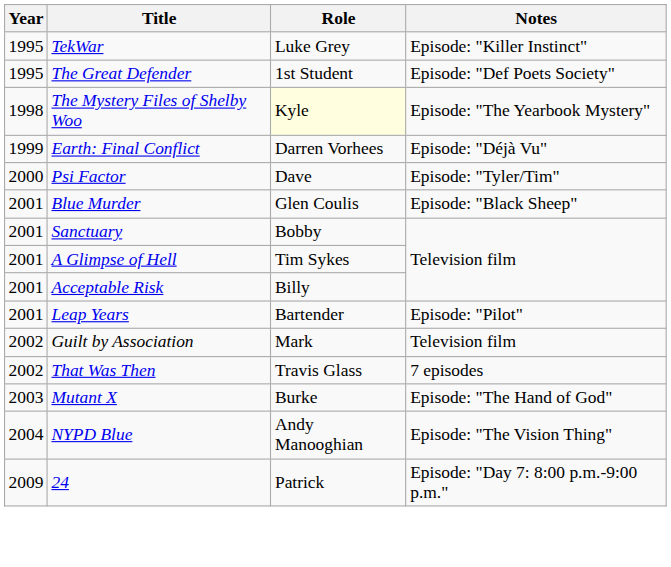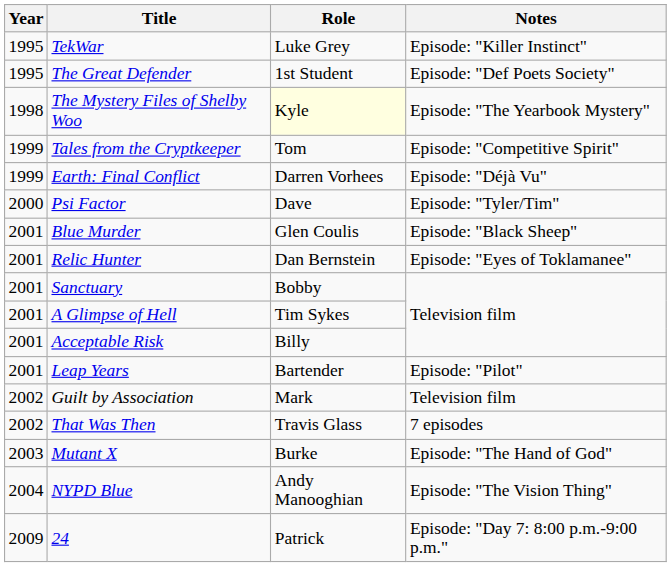+ row: (146, 148)
+ row: (96, 259)
